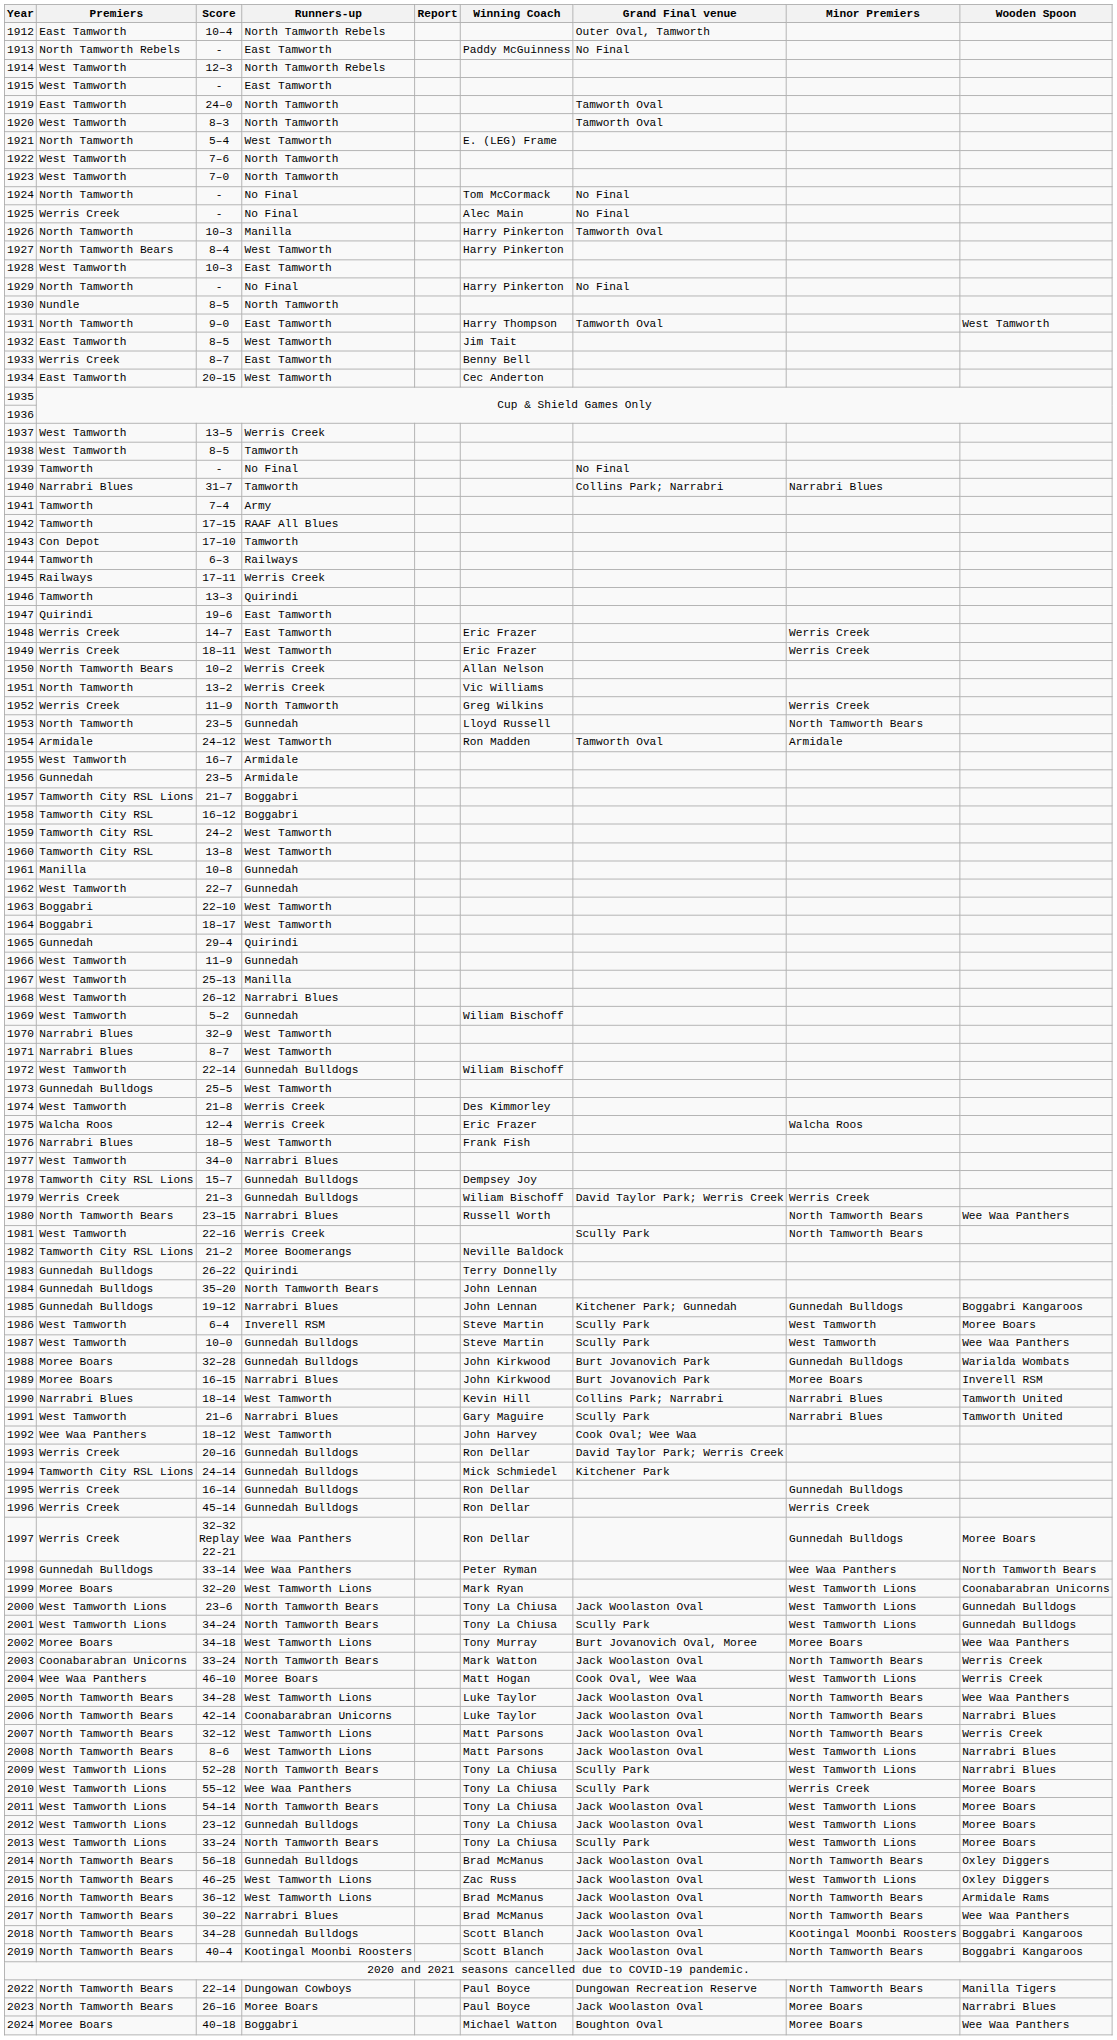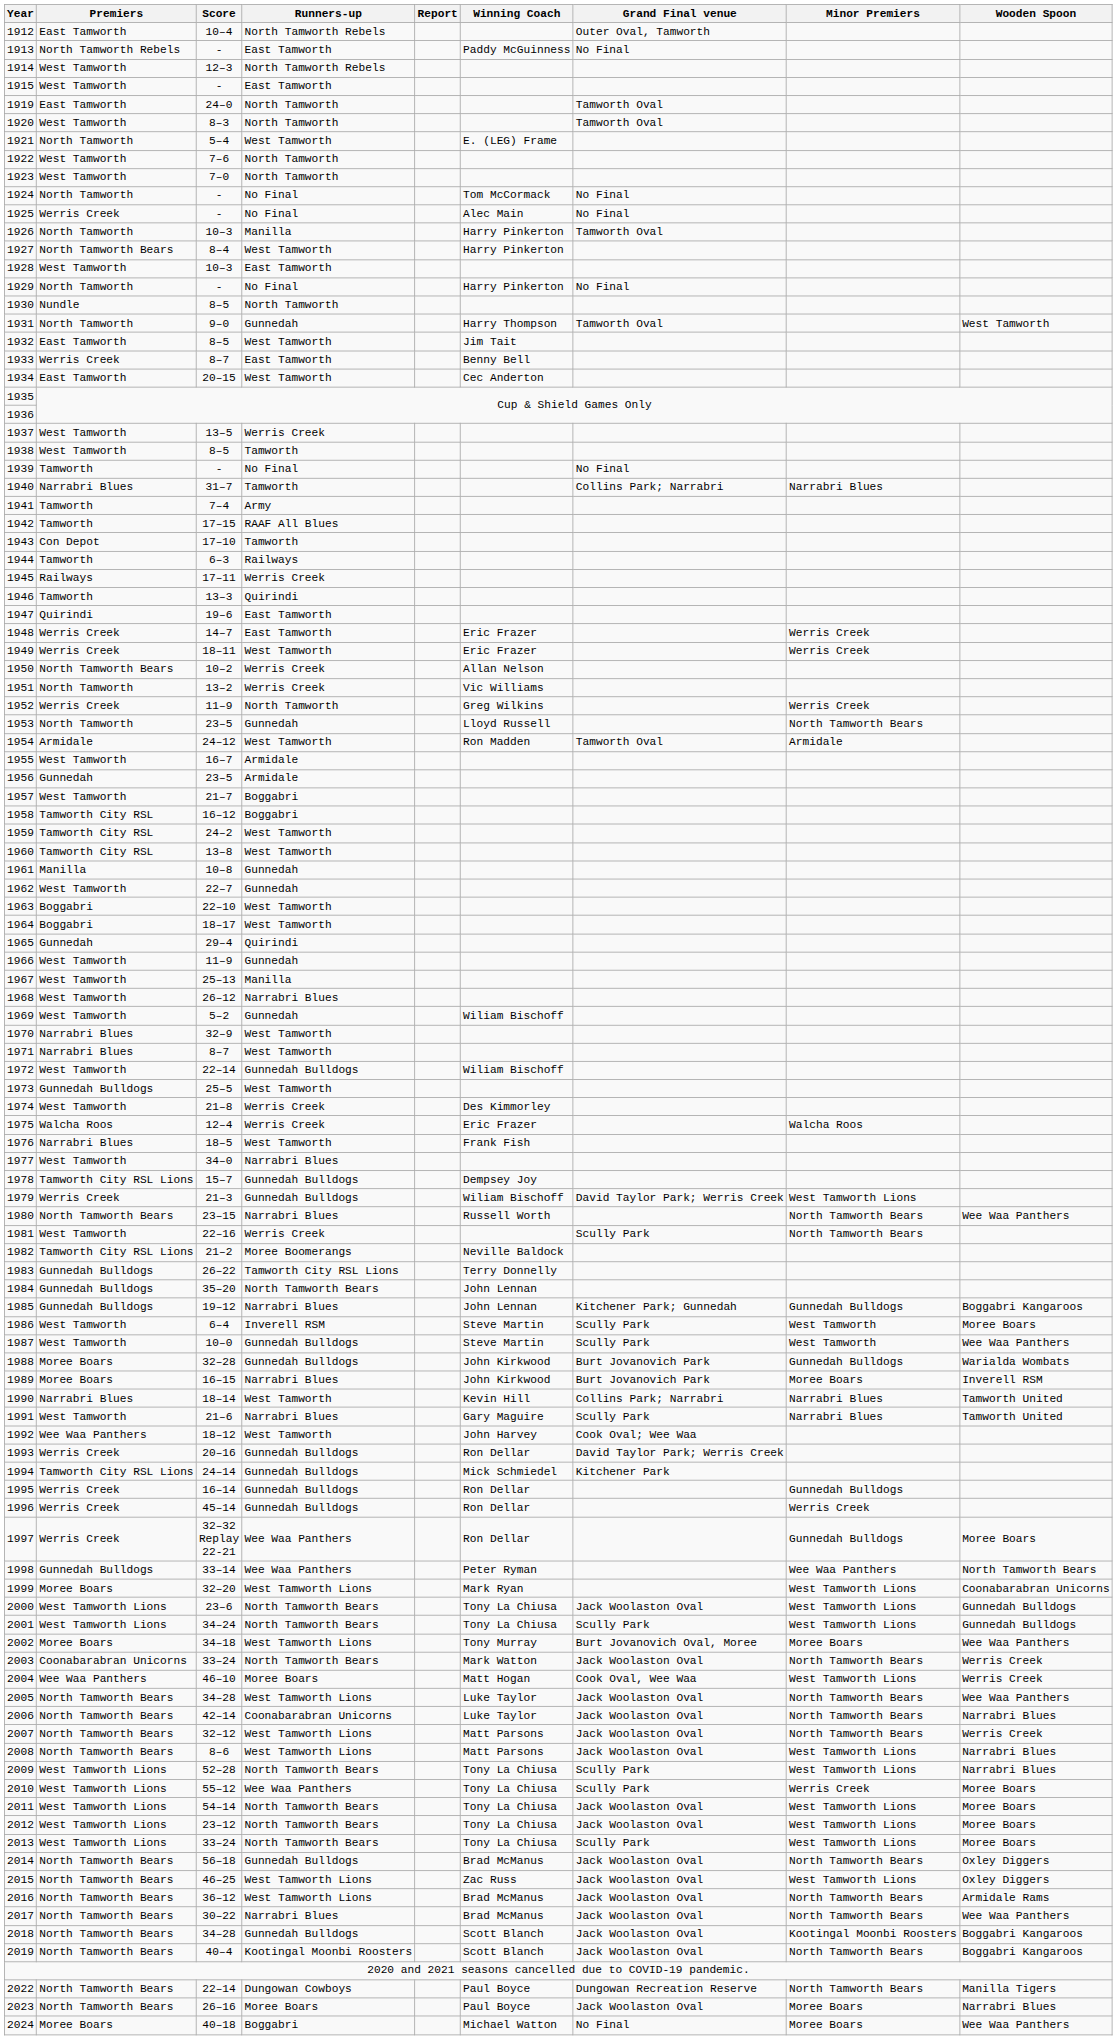(288, 323) East Tamworth -> (271, 323) Gunnedah
(116, 797) Tamworth City RSL Lions -> (83, 797) West Tamworth
(829, 1198) Werris Creek -> (853, 1198) West Tamworth Lions
(271, 1271) Quirindi -> (322, 1271) Tamworth City RSL Lions
(302, 1825) Gunnedah Bulldogs -> (312, 1825) North Tamworth Bears
(619, 2025) Boughton Oval -> (603, 2025) No Final
